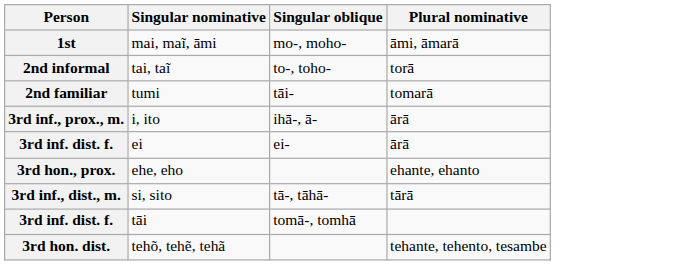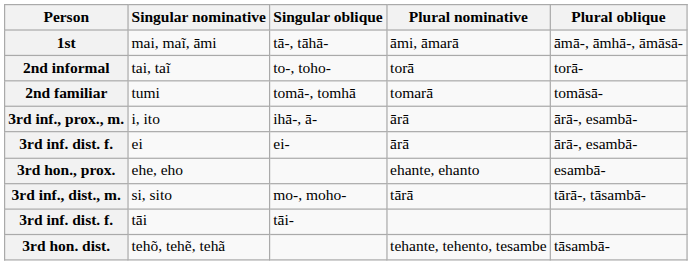+ column: (618, 17)
(310, 42) mo-, moho- -> (301, 42) tā-, tāhā-
(284, 93) tāi- -> (315, 93) tomā-, tomhā
(301, 195) tā-, tāhā- -> (310, 195) mo-, moho-
(315, 221) tomā-, tomhā -> (284, 221) tāi-
